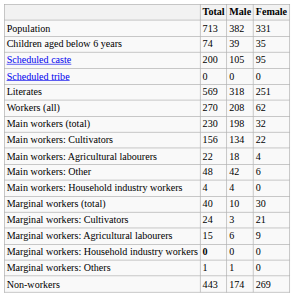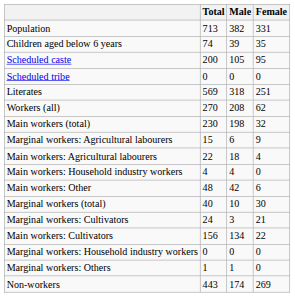rows swapped: (60, 140) <-> (90, 236)
rows swapped: (95, 188) <-> (49, 172)
(205, 252) bold -> (205, 252) normal
